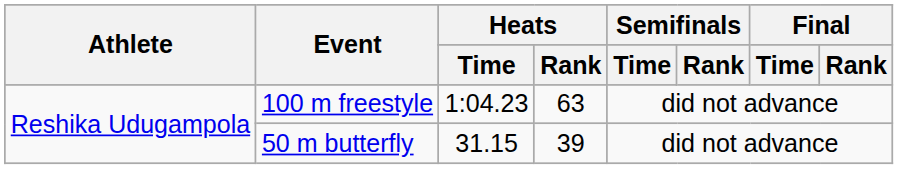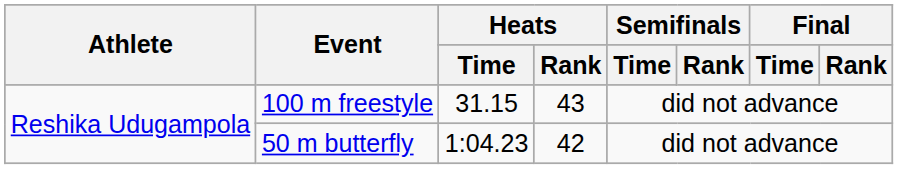(487, 104) 1:04.23 -> (487, 104) 31.15
(571, 104) 63 -> (571, 104) 43
(487, 144) 31.15 -> (487, 144) 1:04.23
(571, 144) 39 -> (571, 144) 42
